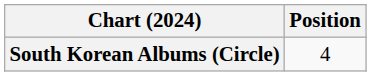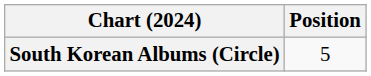(325, 53) 4 -> (325, 53) 5
